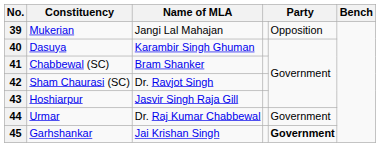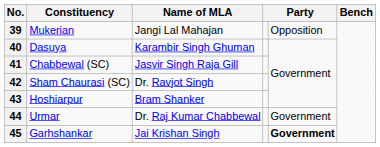(170, 64) Bram Shanker -> (186, 64) Jasvir Singh Raja Gill
(186, 99) Jasvir Singh Raja Gill -> (170, 99) Bram Shanker
